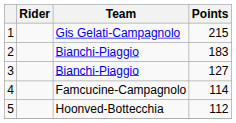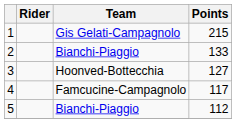(218, 52) 183 -> (218, 52) 133
(97, 71) Bianchi-Piaggio -> (110, 71) Hoonved-Bottecchia
(219, 90) 114 -> (219, 90) 117
(110, 109) Hoonved-Bottecchia -> (97, 109) Bianchi-Piaggio
